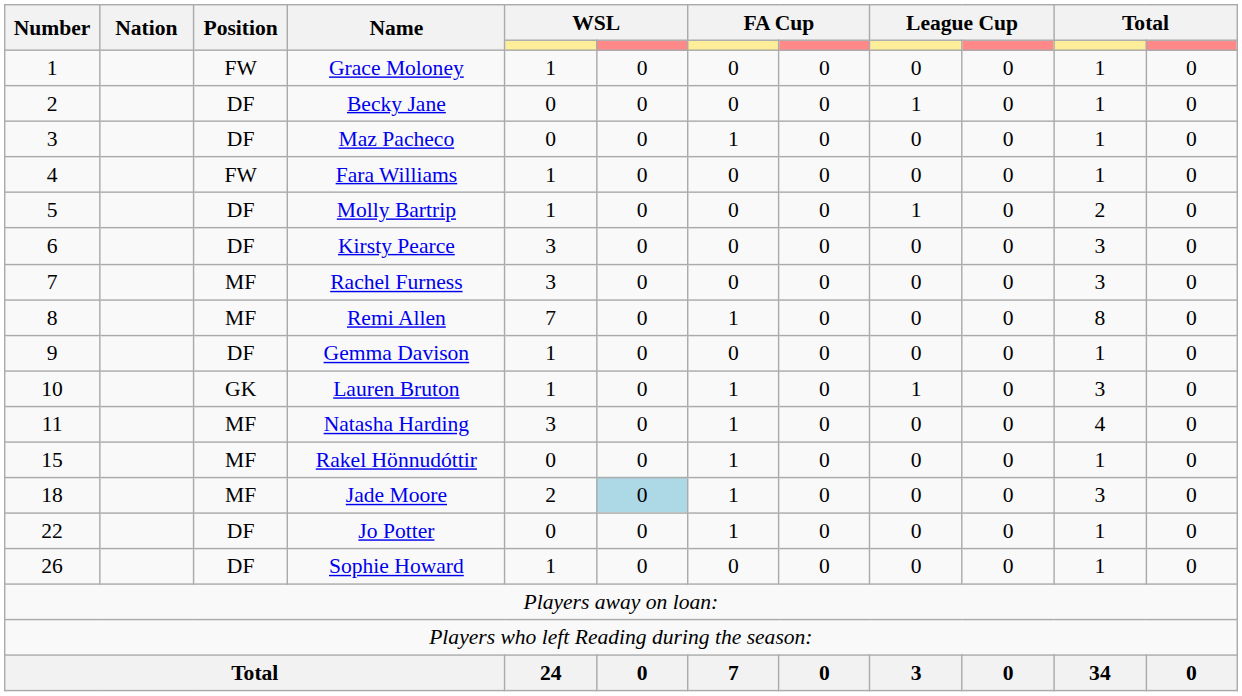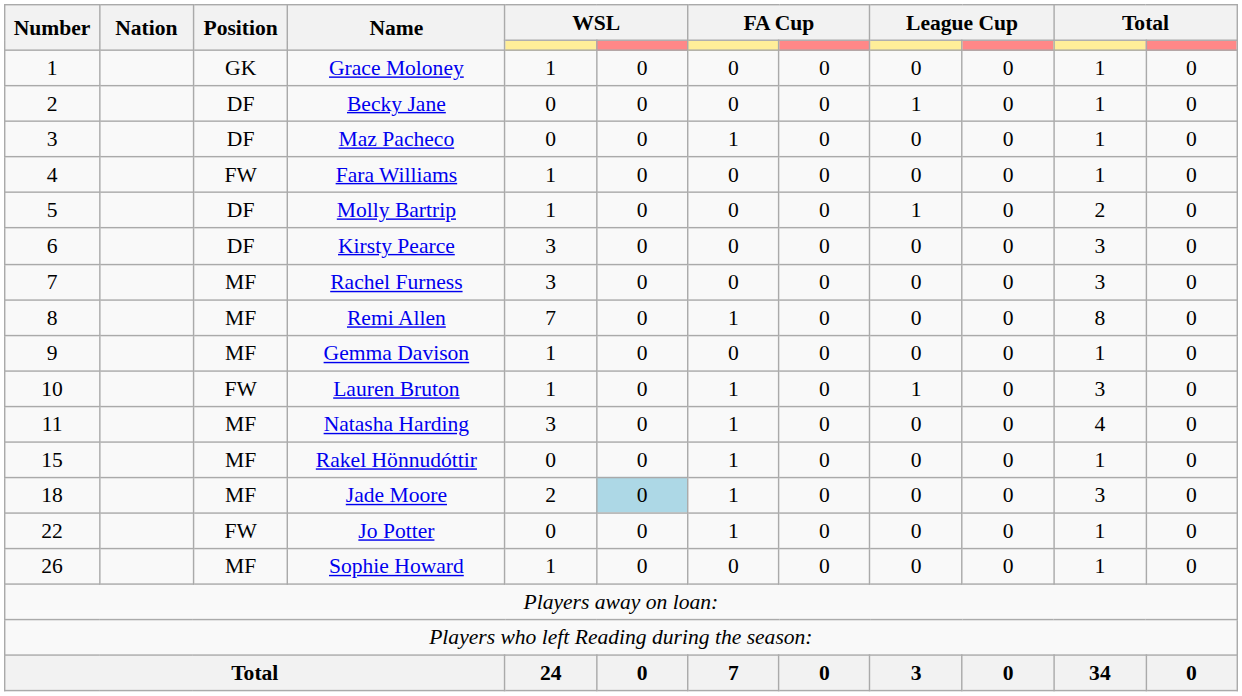(241, 68) FW -> (241, 68) GK
(241, 352) DF -> (241, 352) MF
(241, 388) GK -> (241, 388) FW
(241, 530) DF -> (241, 530) FW
(241, 566) DF -> (241, 566) MF
